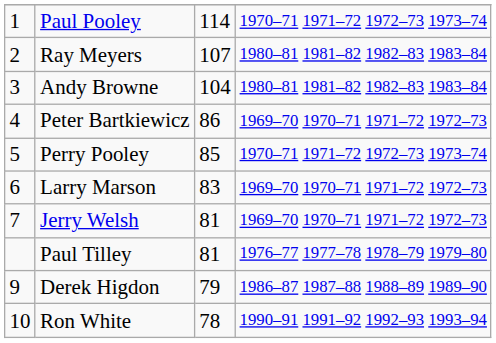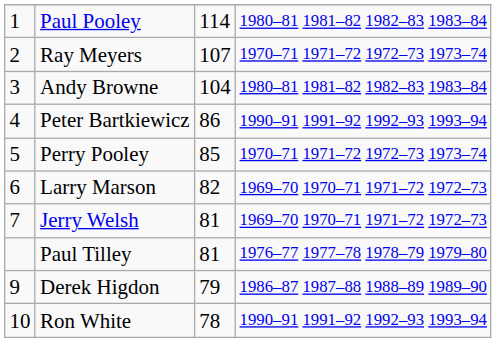(363, 21) 1970–71 1971–72 1972–73 1973–74 -> (363, 21) 1980–81 1981–82 1982–83 1983–84
(363, 54) 1980–81 1981–82 1982–83 1983–84 -> (363, 54) 1970–71 1971–72 1972–73 1973–74
(363, 120) 1969–70 1970–71 1971–72 1972–73 -> (363, 120) 1990–91 1991–92 1992–93 1993–94
(210, 187) 83 -> (210, 187) 82
